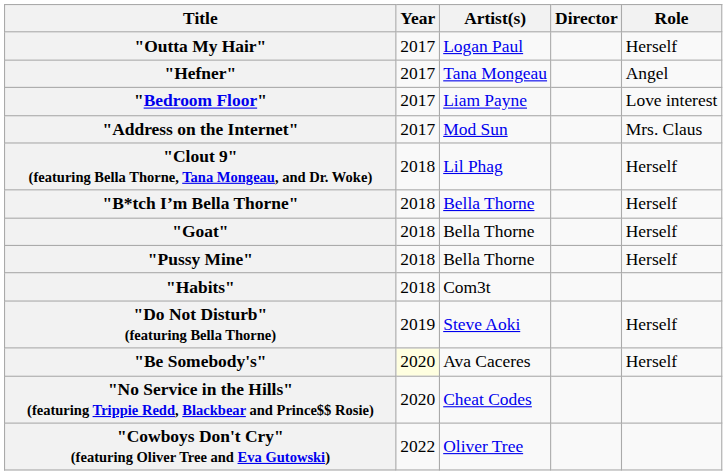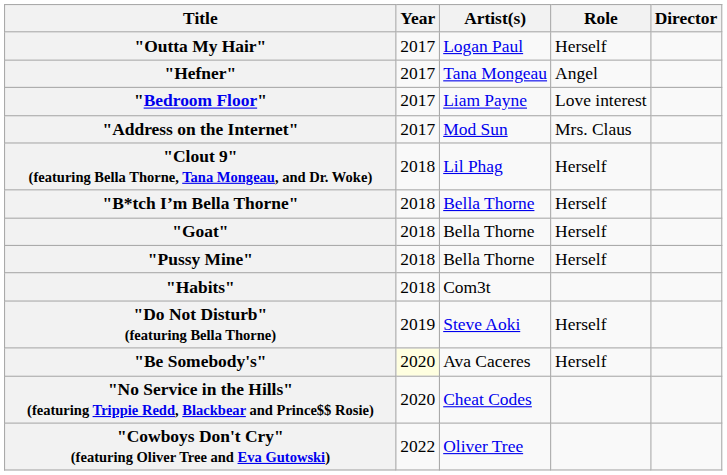columns swapped: (672, 18) <-> (586, 18)
